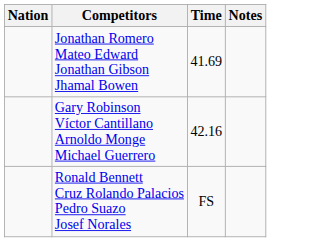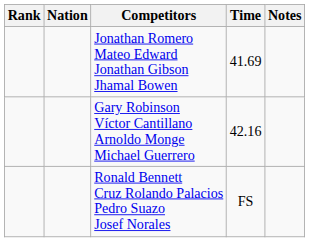+ column: (24, 15)
